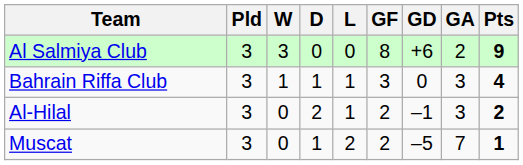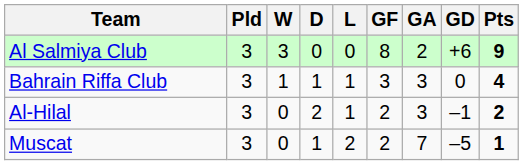columns swapped: (460, 19) <-> (422, 19)
